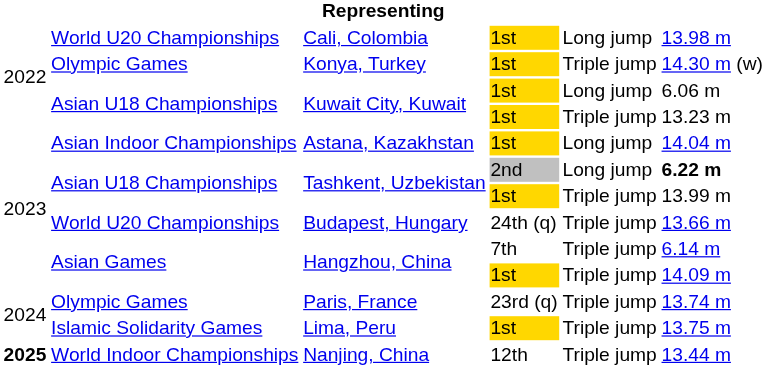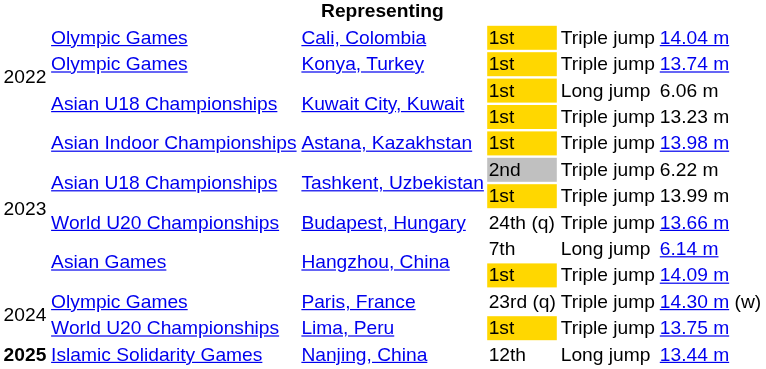(165, 37) World U20 Championships -> (119, 37) Olympic Games
(607, 37) Long jump -> (608, 37) Triple jump
(696, 37) 13.98 m -> (694, 37) 14.04 m
(712, 64) 14.30 m (w) -> (694, 64) 13.74 m
(607, 143) Long jump -> (608, 143) Triple jump
(696, 143) 14.04 m -> (694, 143) 13.98 m
(607, 169) Long jump -> (608, 169) Triple jump
(691, 169) bold -> (689, 169) normal
(610, 248) Triple jump -> (606, 248) Long jump
(696, 301) 13.74 m -> (710, 301) 14.30 m (w)
(157, 328) Islamic Solidarity Games -> (165, 328) World U20 Championships
(175, 354) World Indoor Championships -> (157, 354) Islamic Solidarity Games
(610, 354) Triple jump -> (606, 354) Long jump
